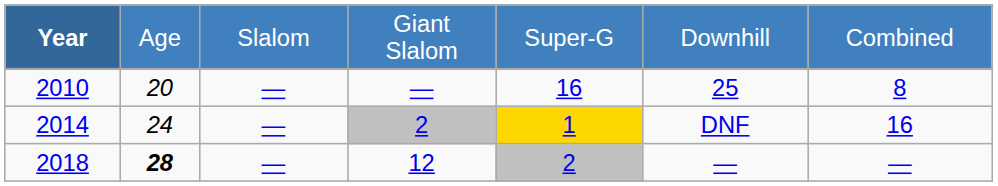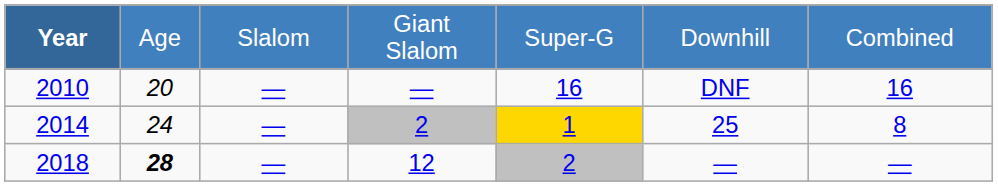(725, 88) 25 -> (725, 88) DNF
(900, 88) 8 -> (900, 88) 16
(725, 125) DNF -> (725, 125) 25
(900, 125) 16 -> (900, 125) 8
